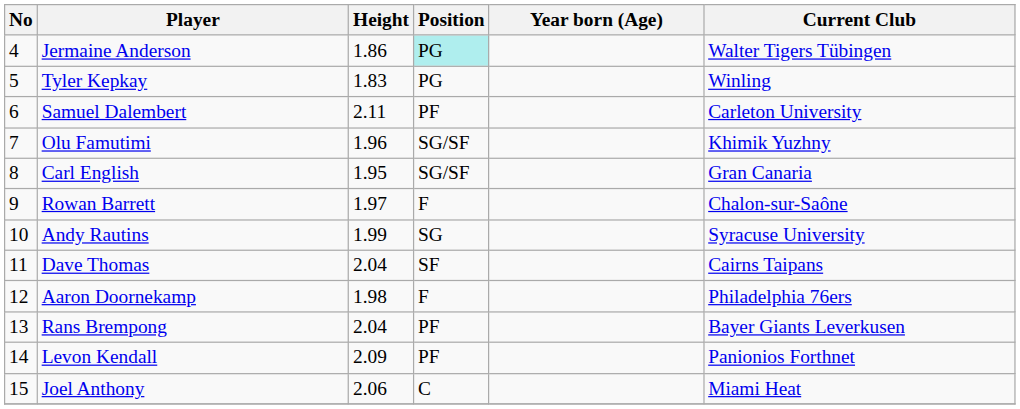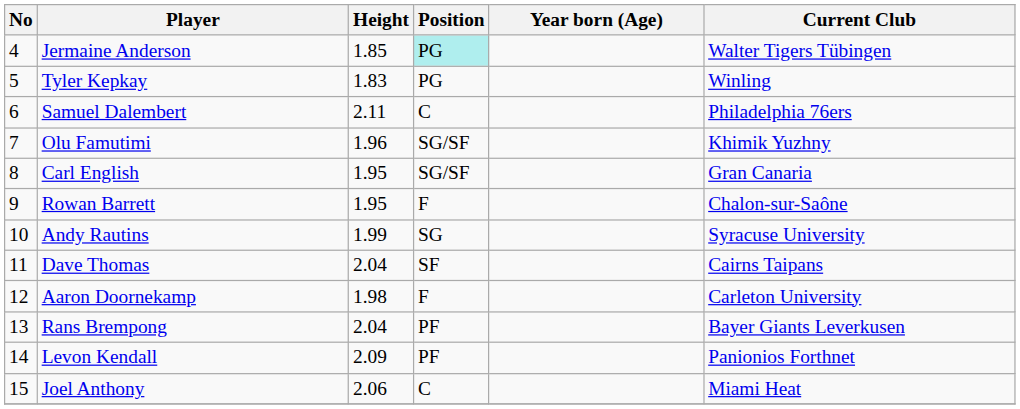(370, 50) 1.86 -> (370, 50) 1.85
(429, 111) PF -> (424, 111) C
(785, 111) Carleton University -> (780, 111) Philadelphia 76ers
(370, 204) 1.97 -> (370, 204) 1.95
(780, 296) Philadelphia 76ers -> (785, 296) Carleton University
